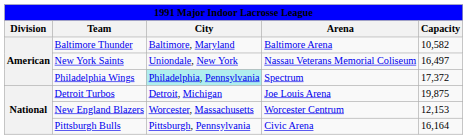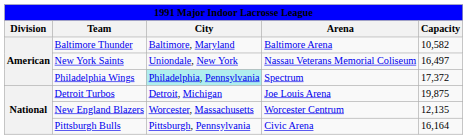(435, 110) 12,153 -> (435, 110) 12,135
